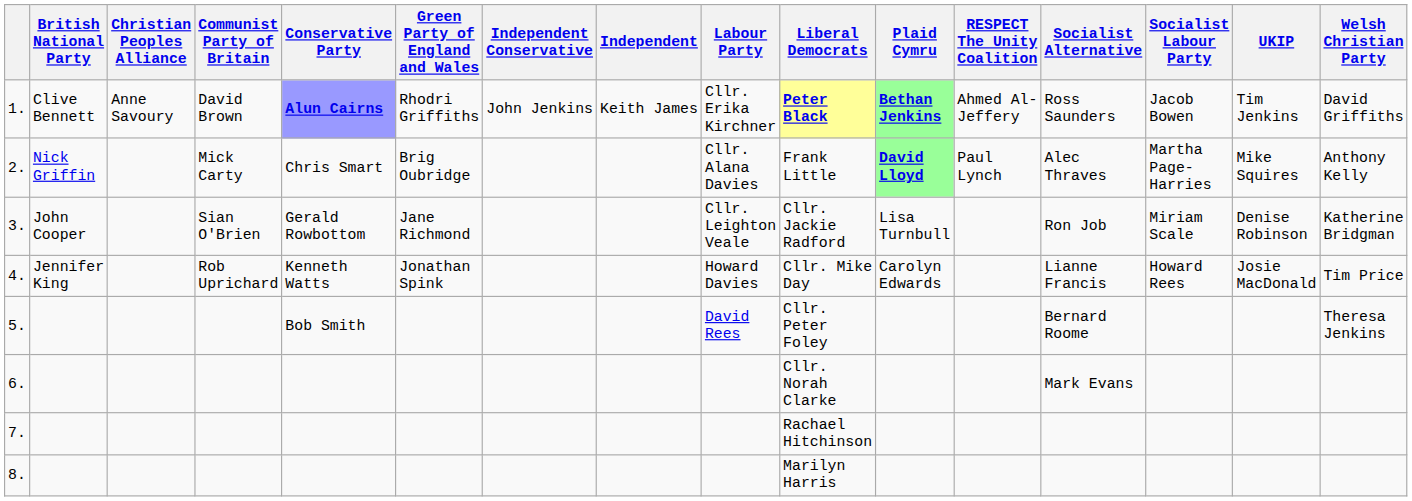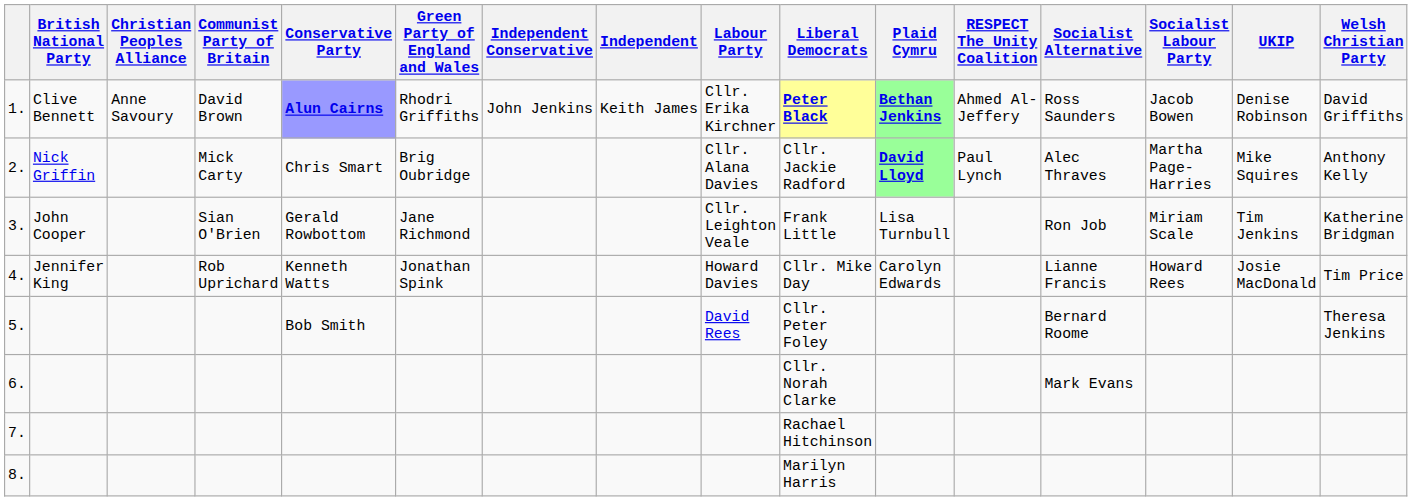(1268, 109) Tim Jenkins -> (1272, 109) Denise Robinson
(810, 168) Frank Little -> (814, 168) Cllr. Jackie Radford
(814, 226) Cllr. Jackie Radford -> (810, 226) Frank Little
(1272, 226) Denise Robinson -> (1268, 226) Tim Jenkins
